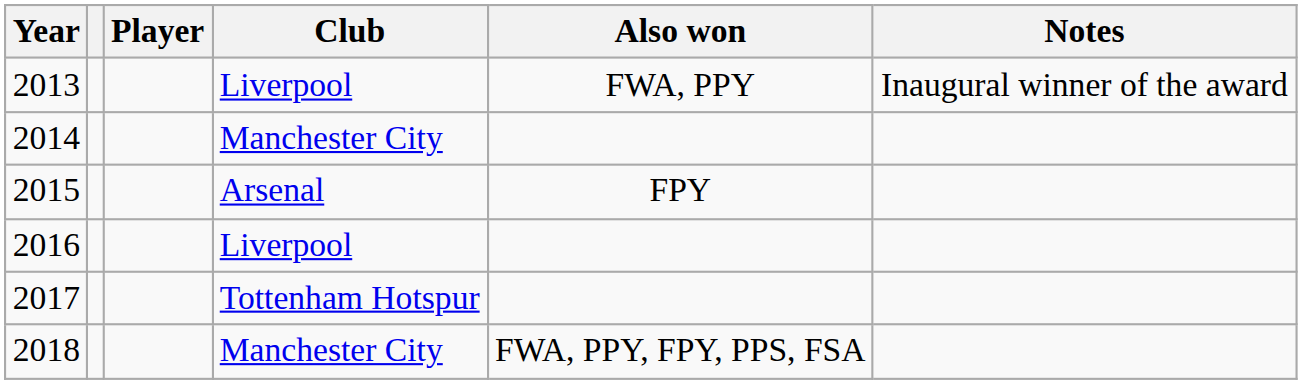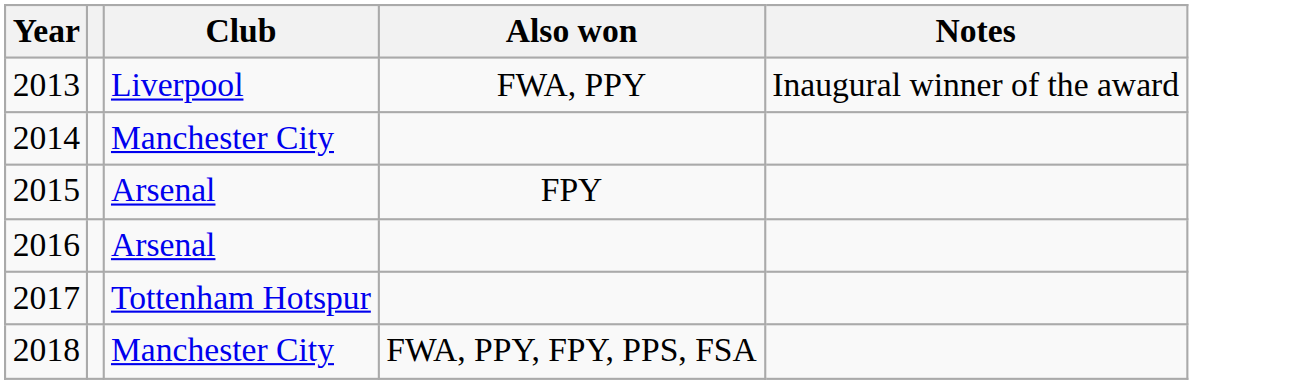- column: (158, 31)
(286, 244) Liverpool -> (163, 244) Arsenal
